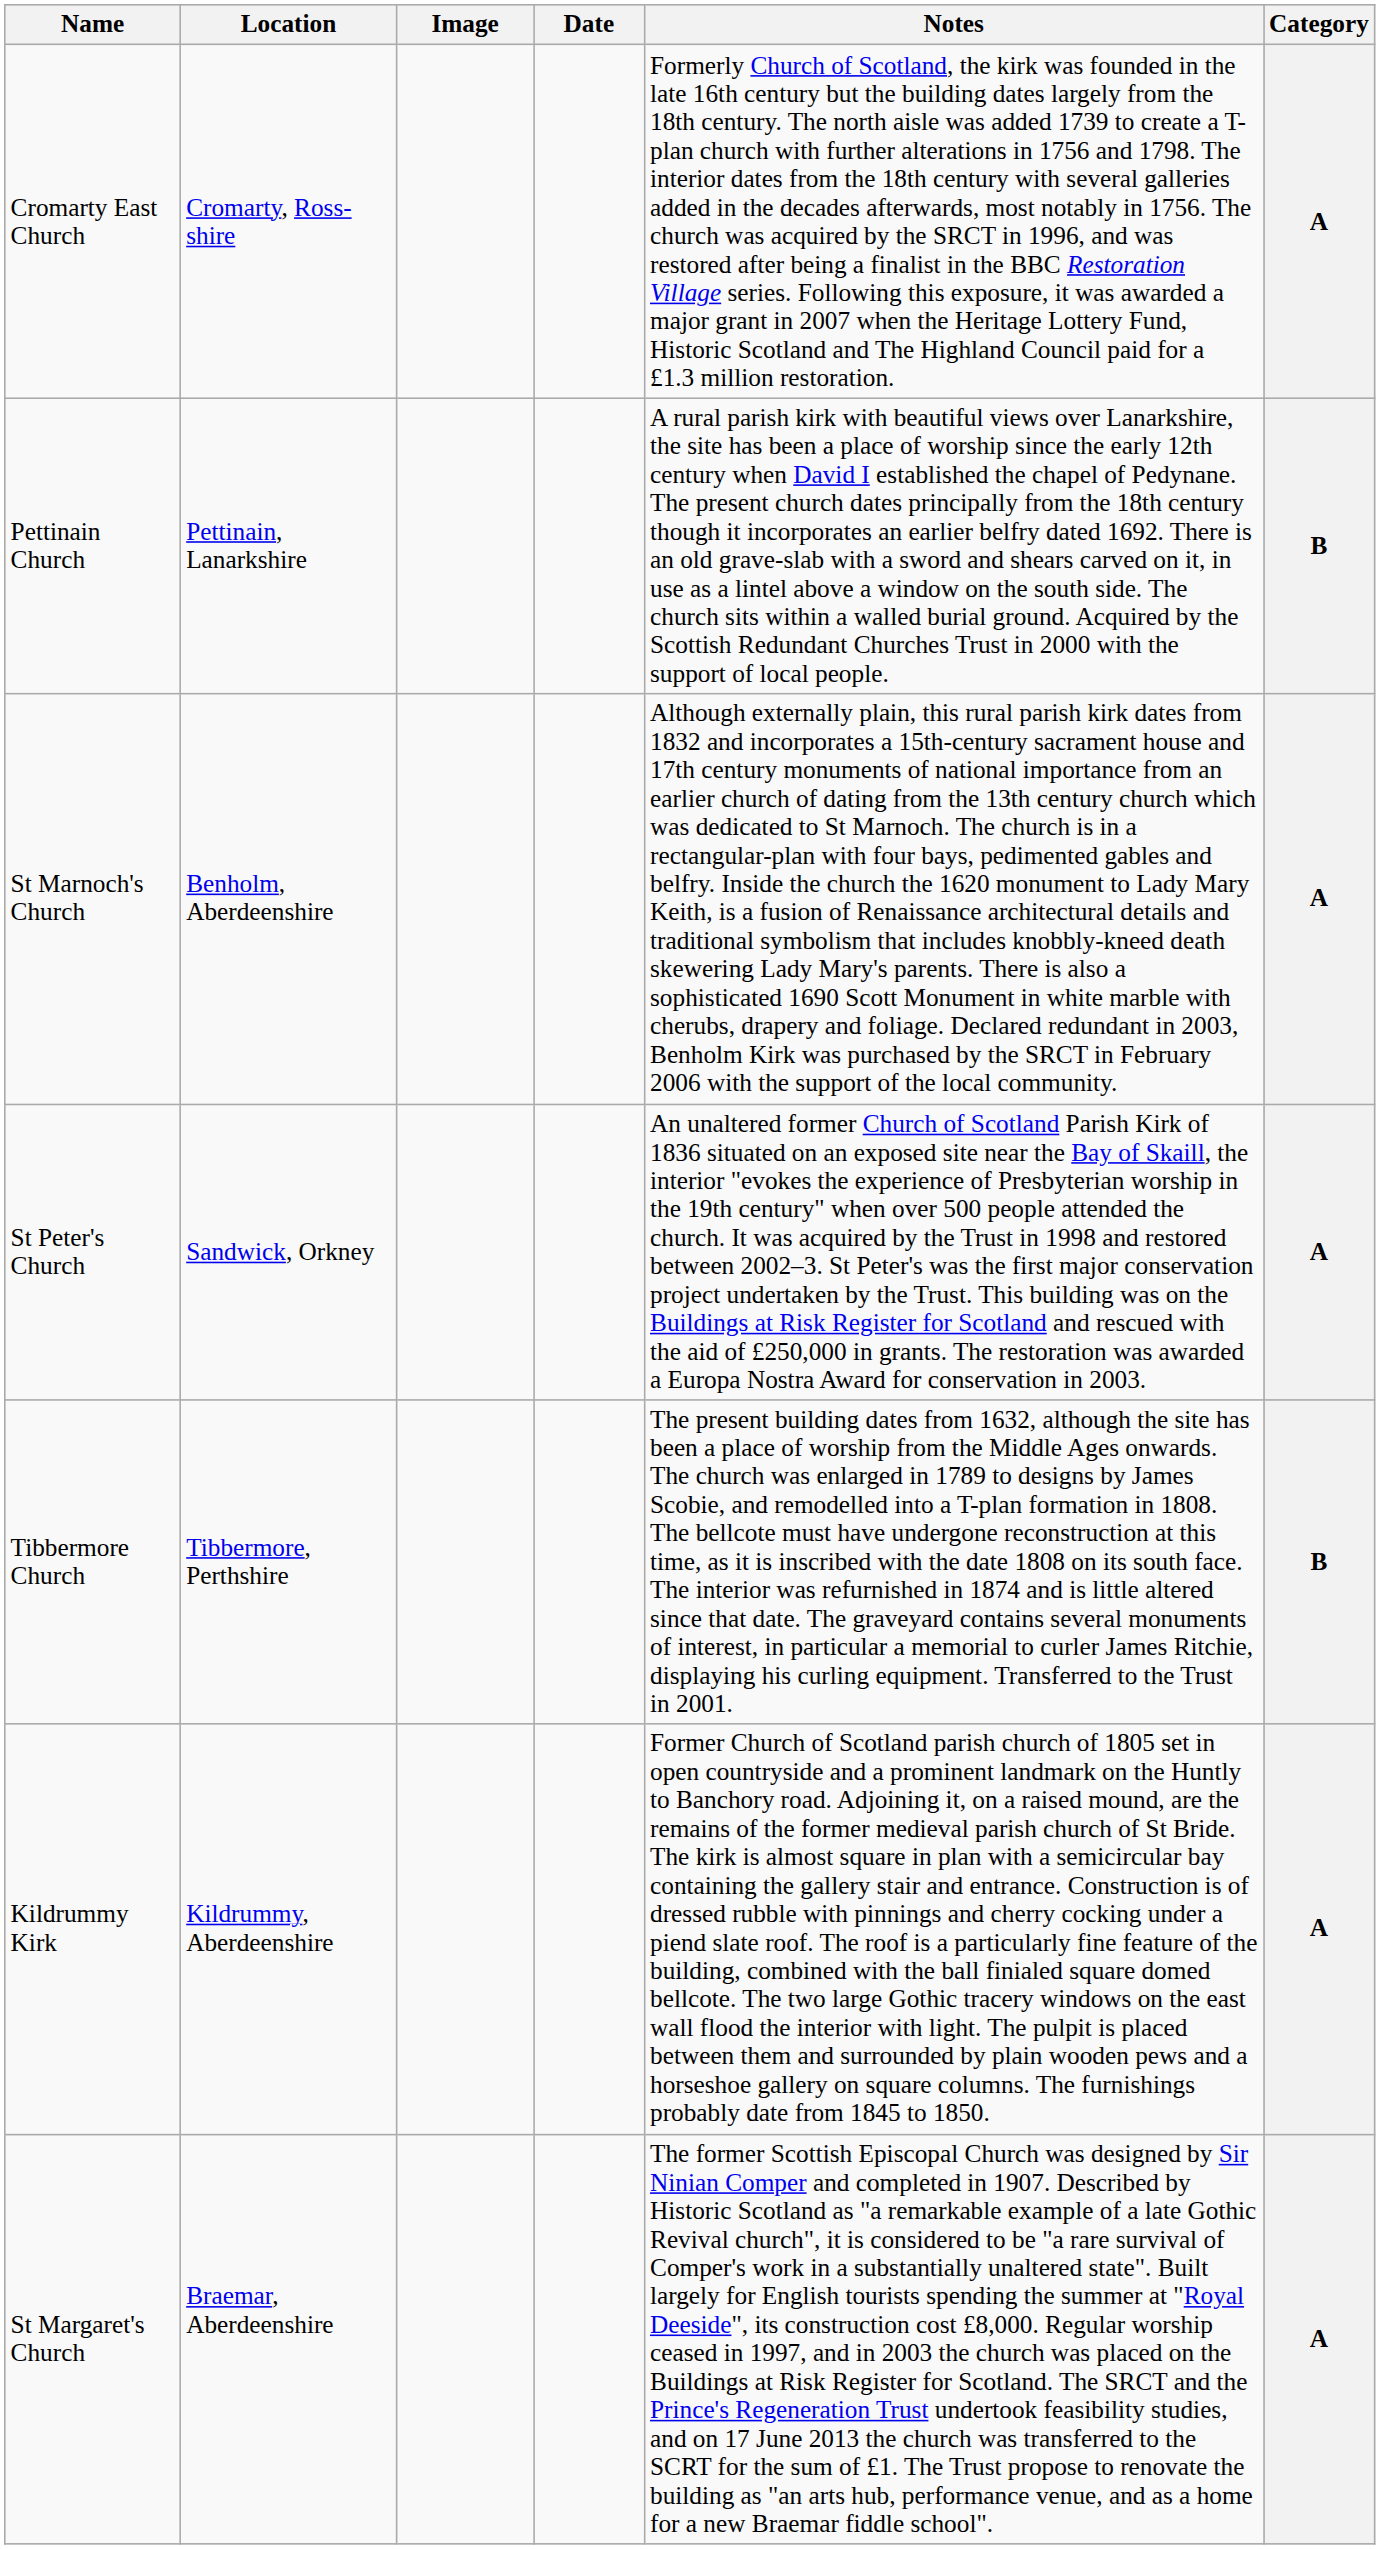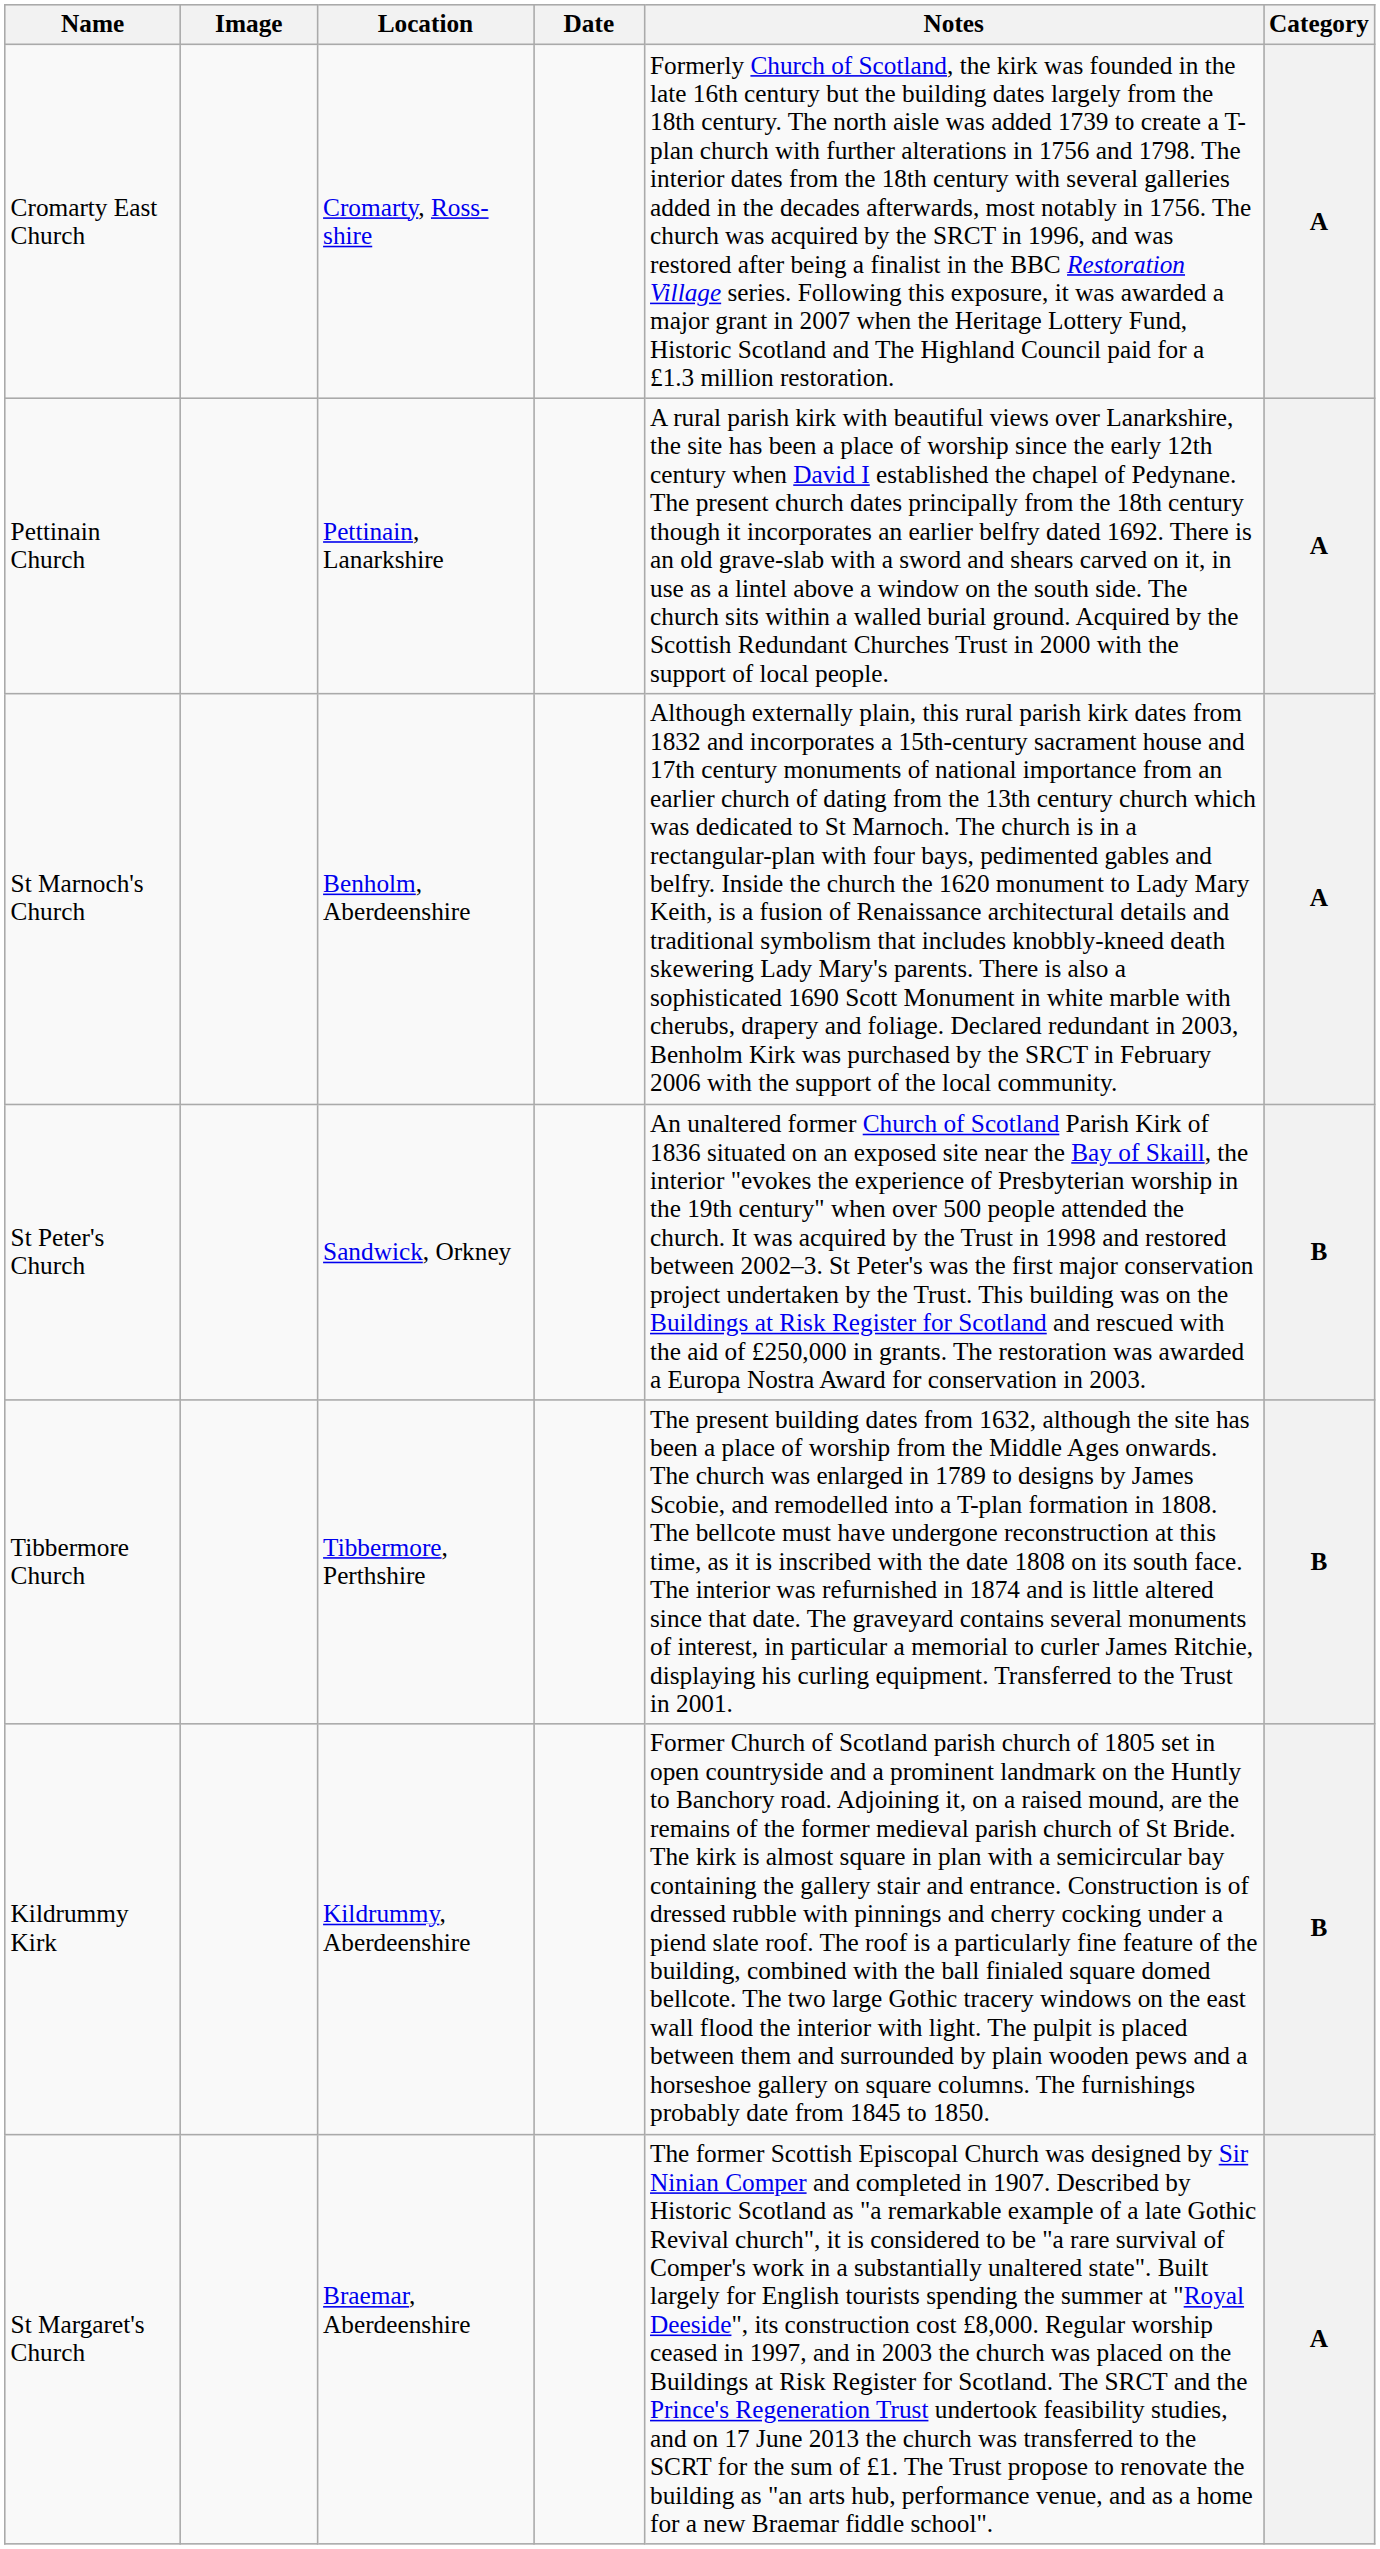columns swapped: (288, 24) <-> (465, 24)
(1319, 545) B -> (1319, 545) A
(1319, 1251) A -> (1319, 1251) B
(1319, 1928) A -> (1319, 1928) B
